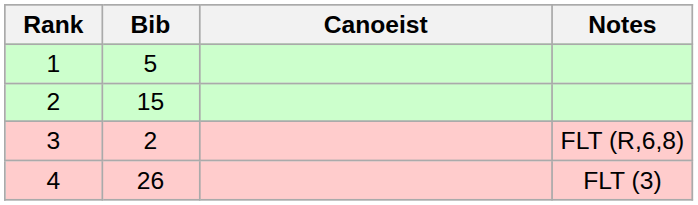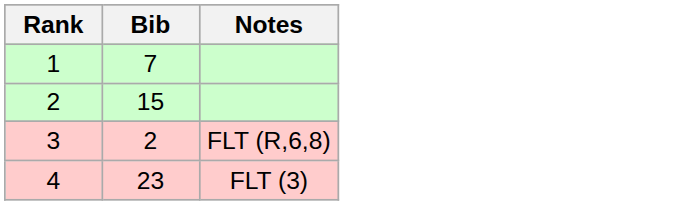- column: (376, 25)
(150, 64) 5 -> (150, 64) 7
(150, 180) 26 -> (150, 180) 23
